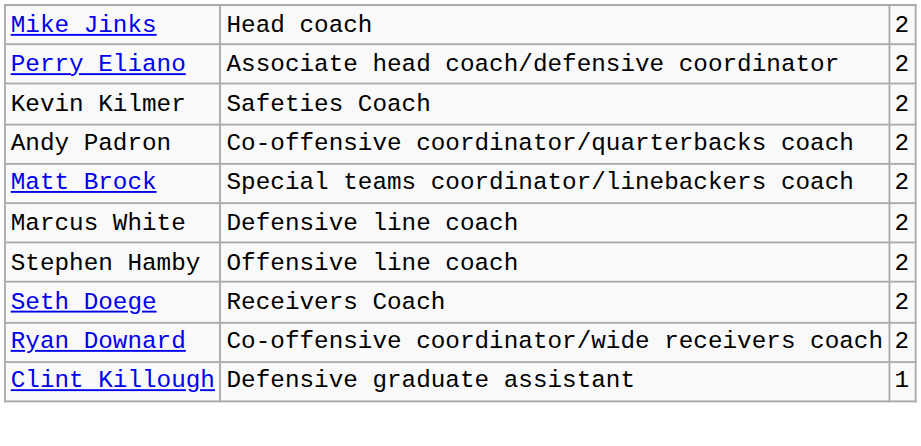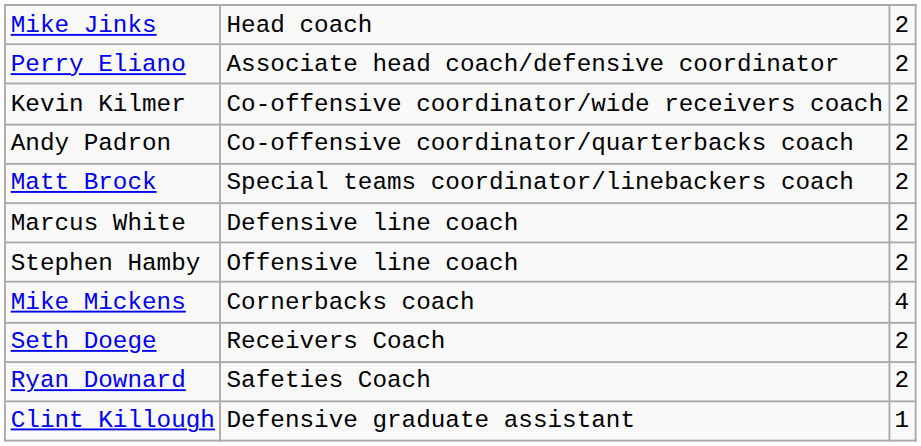(329, 104) Safeties Coach -> (555, 104) Co-offensive coordinator/wide receivers coach
+ row: (98, 302)
(555, 342) Co-offensive coordinator/wide receivers coach -> (329, 381) Safeties Coach
